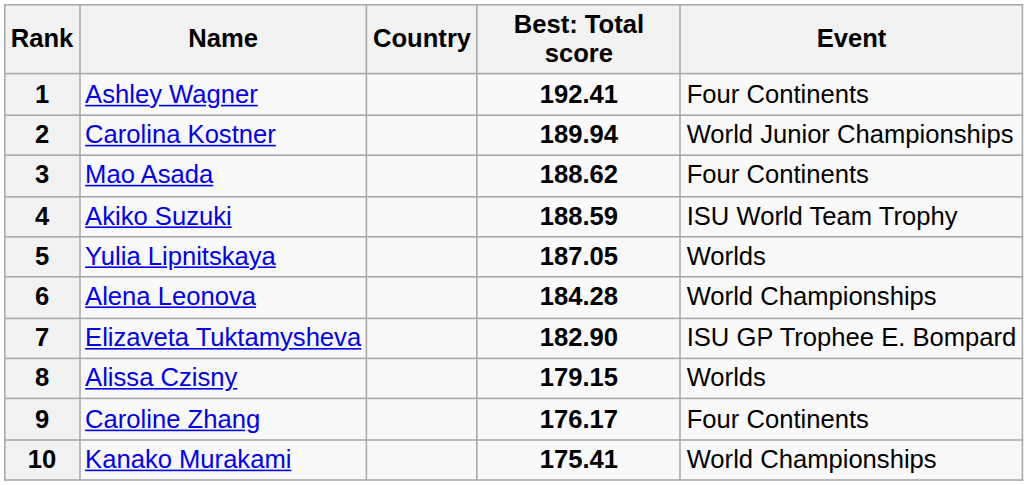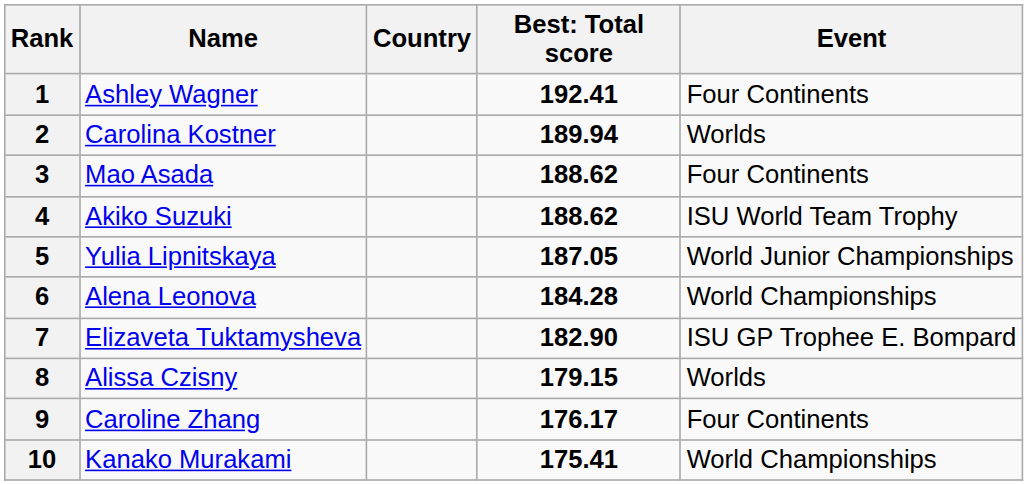(850, 134) World Junior Championships -> (726, 134) Worlds
(579, 216) 188.59 -> (579, 216) 188.62
(726, 256) Worlds -> (850, 256) World Junior Championships
